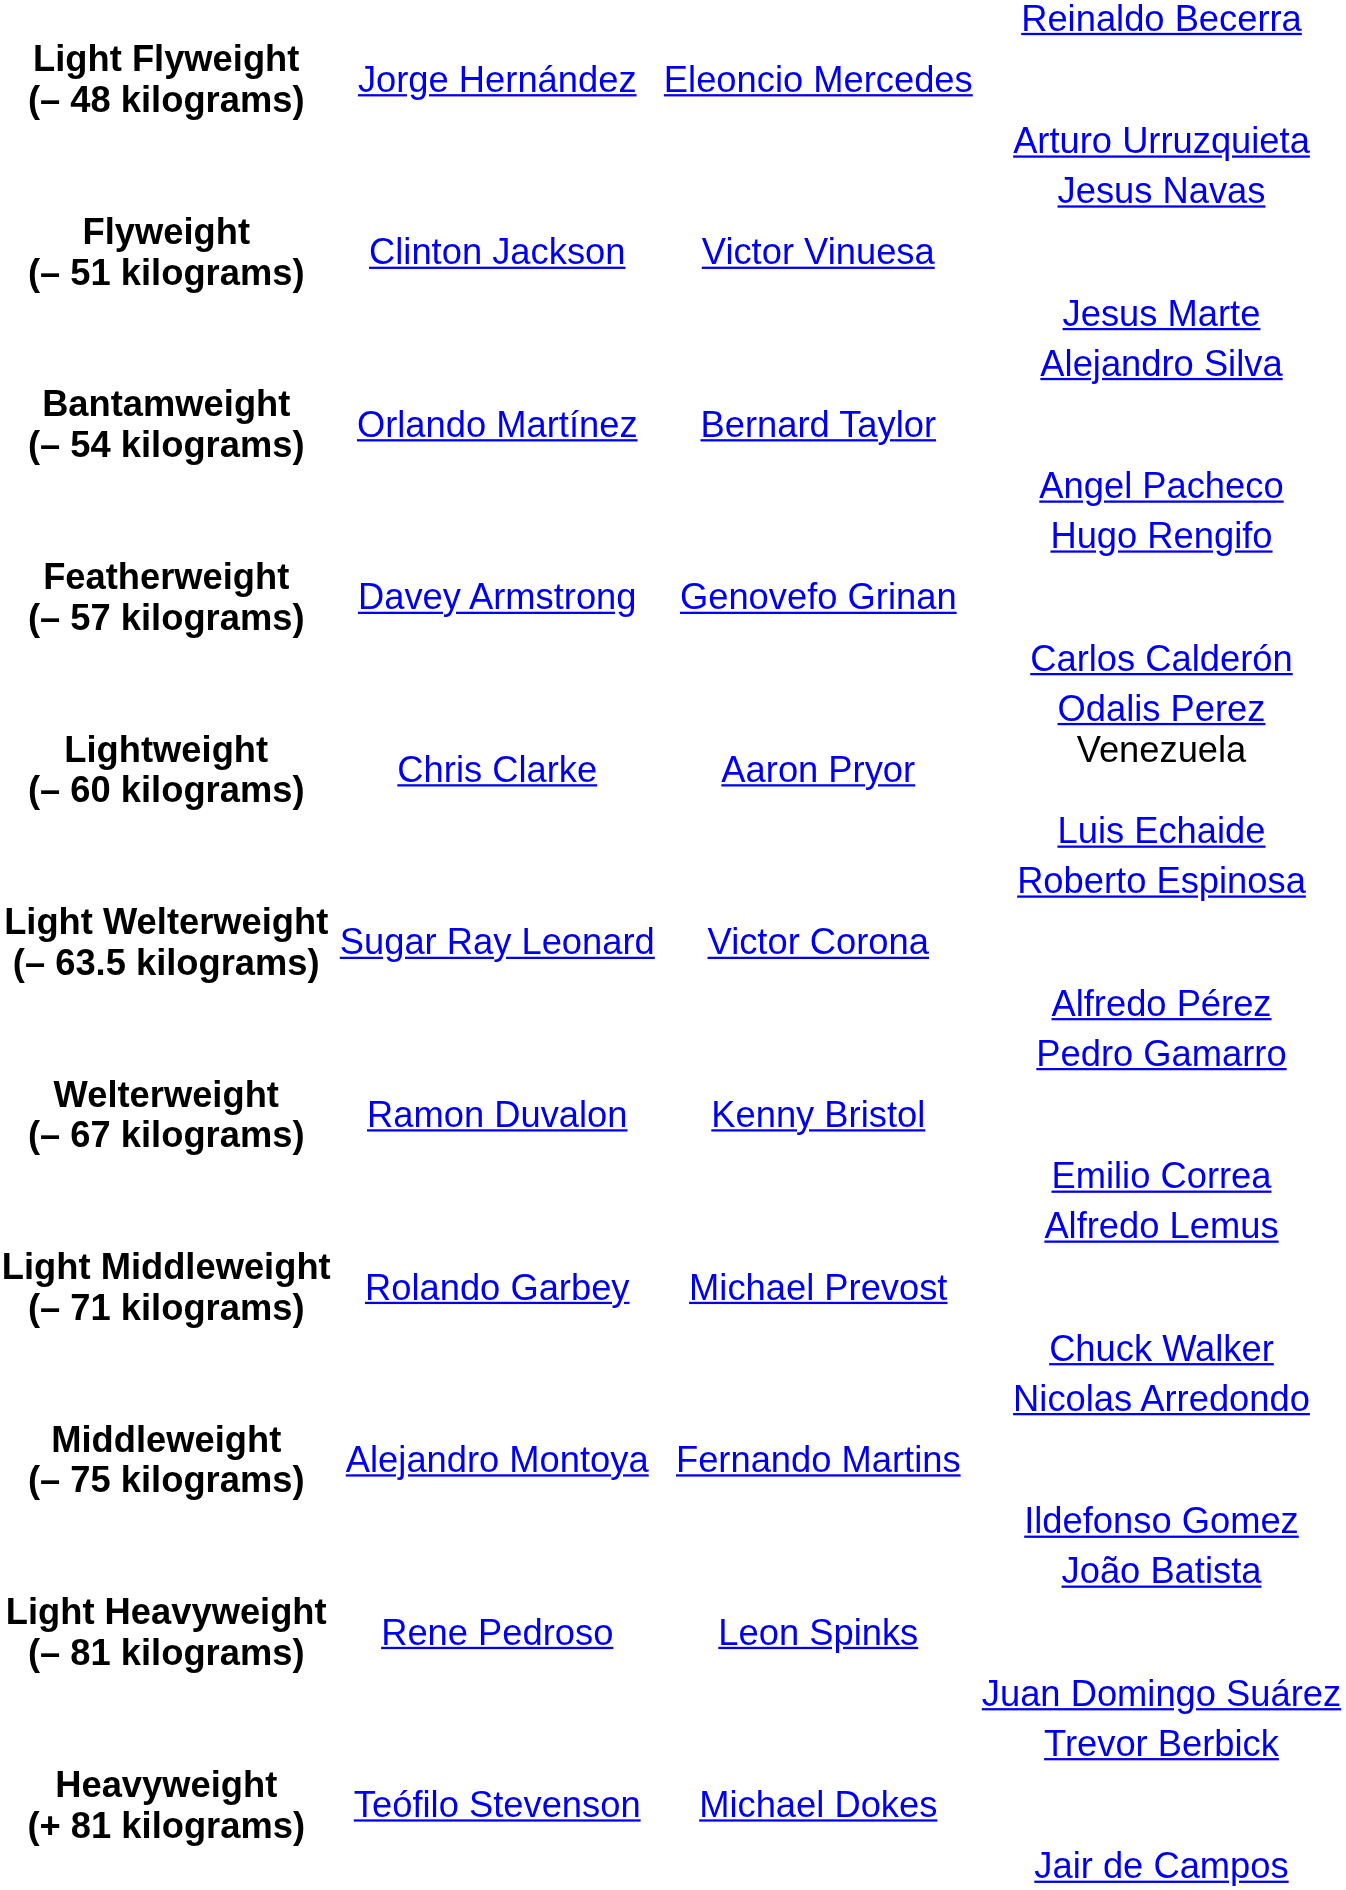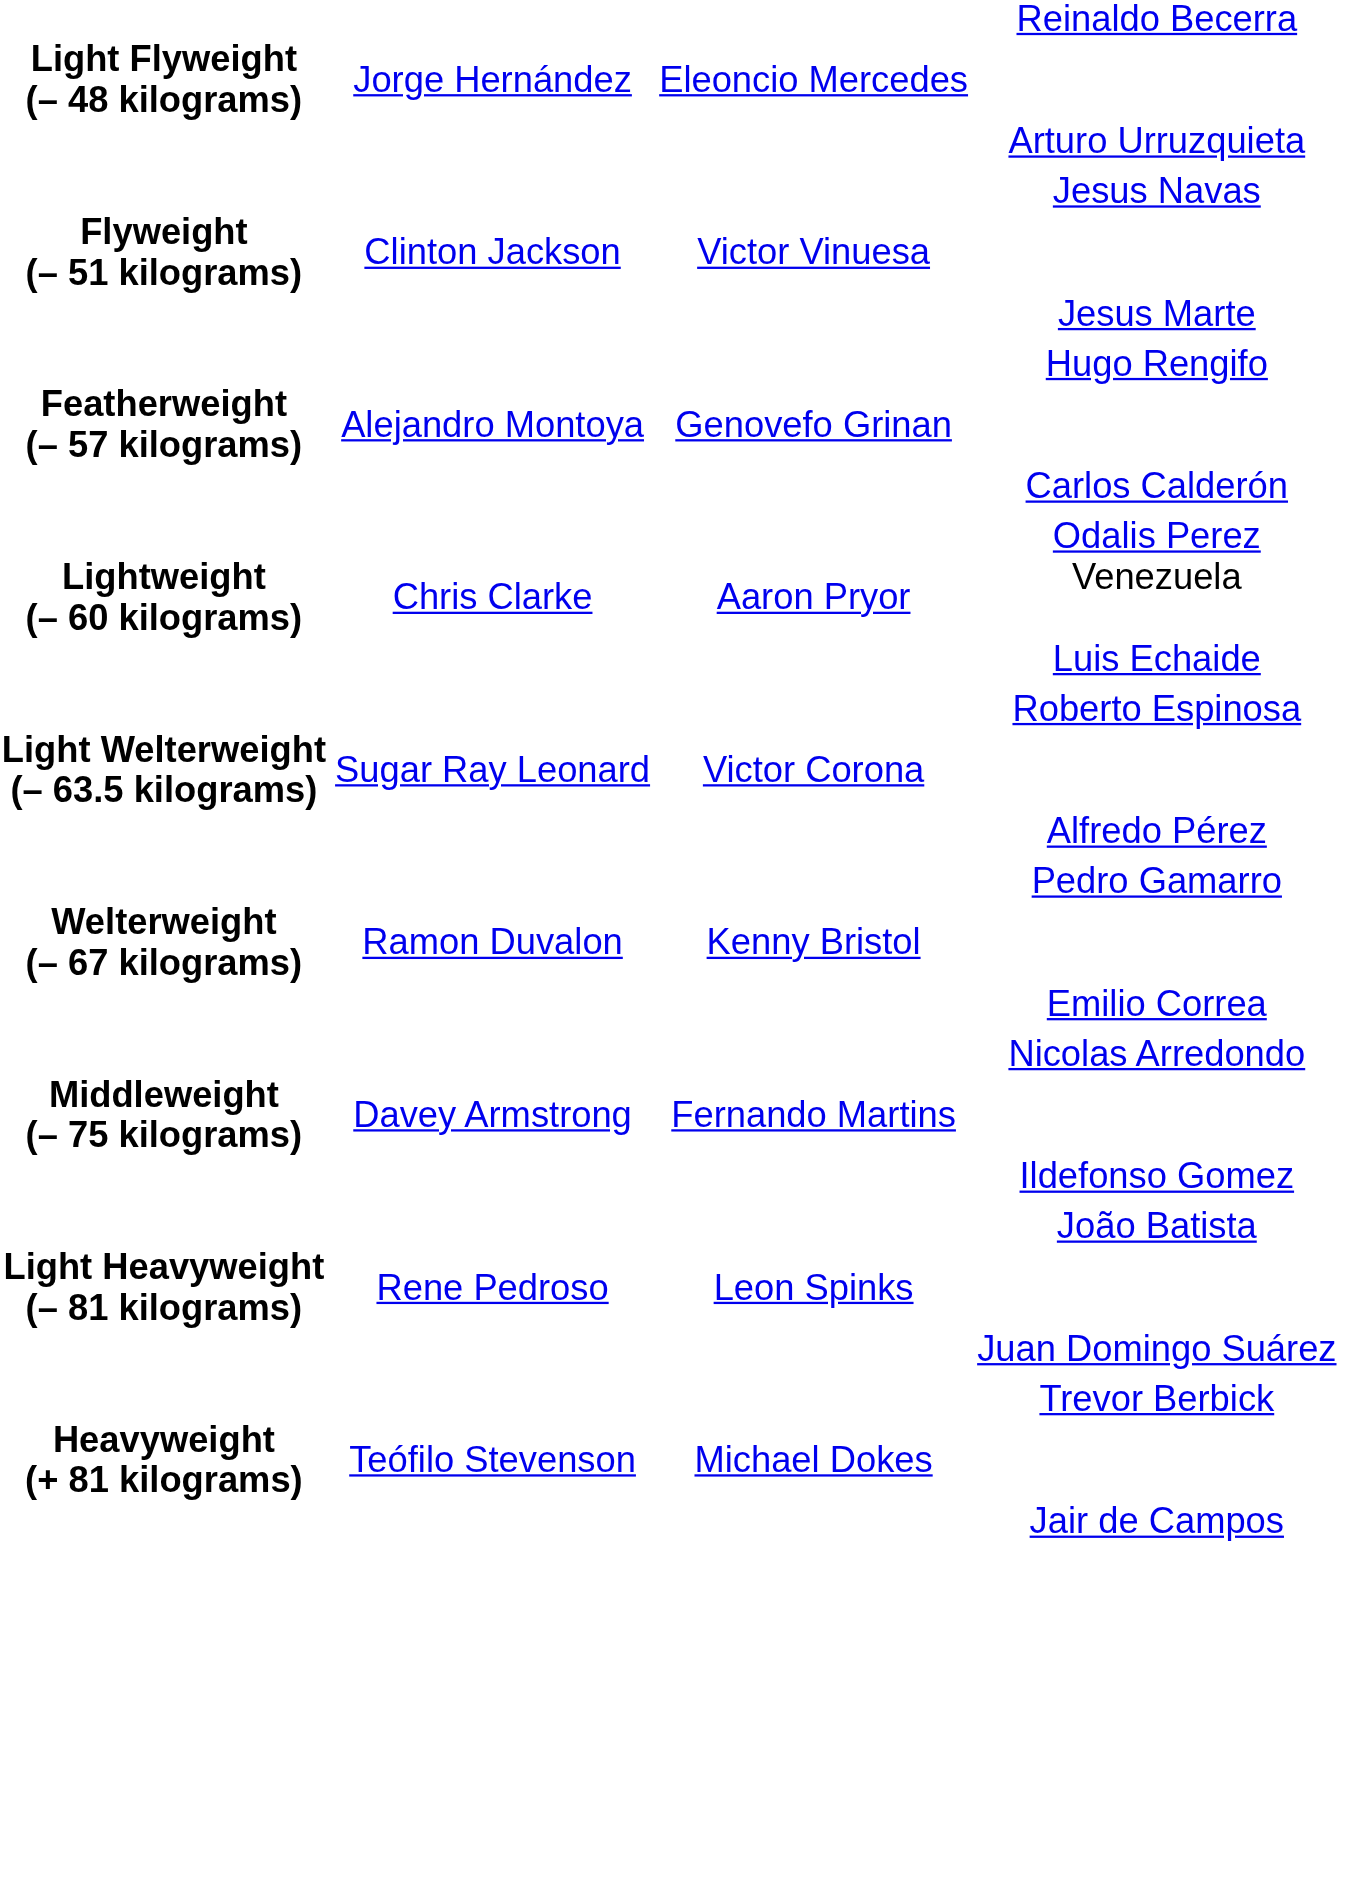- row: (166, 424)
(497, 597) Davey Armstrong -> (493, 424) Alejandro Montoya
- row: (166, 1287)
(497, 1460) Alejandro Montoya -> (493, 1115) Davey Armstrong
